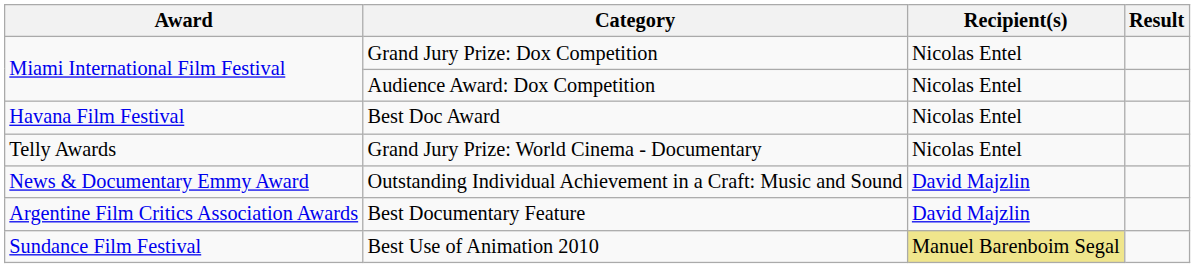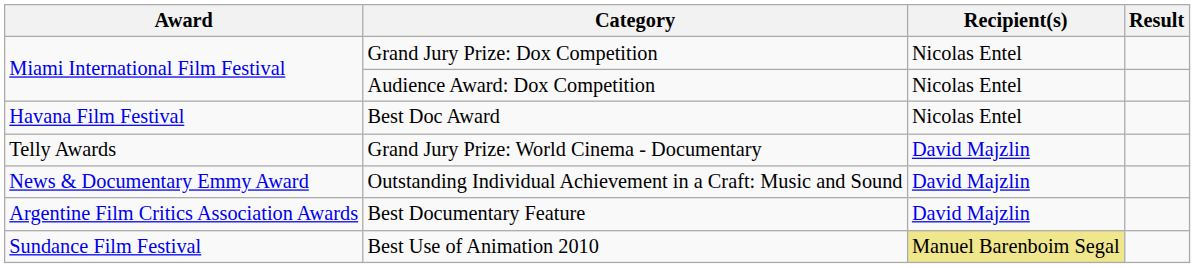(967, 149) Nicolas Entel -> (971, 149) David Majzlin
